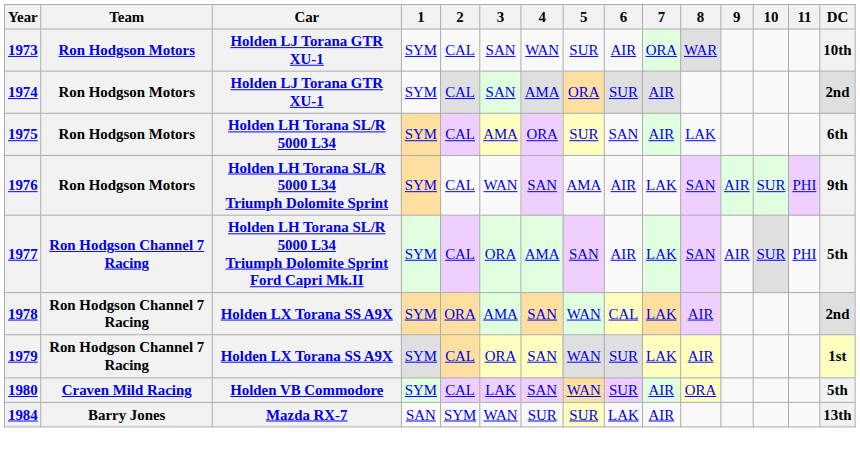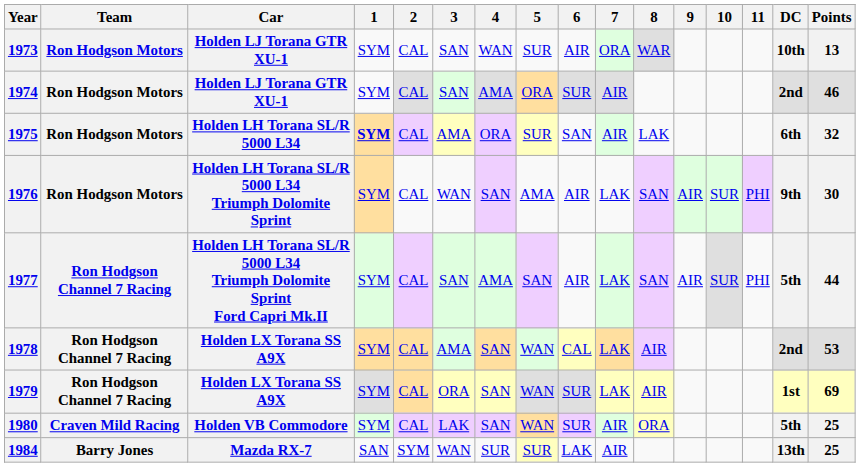+ column: (832, 16)
(421, 134) normal -> (374, 134) bold
(501, 254) ORA -> (454, 280) SAN
(460, 314) ORA -> (413, 349) CAL
